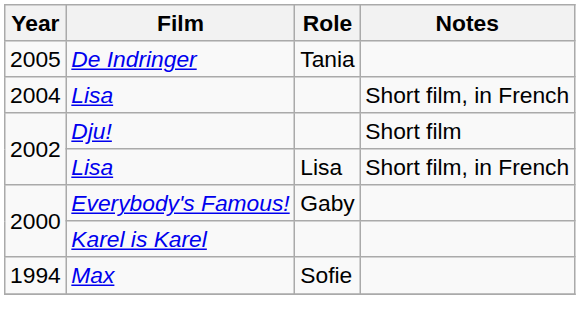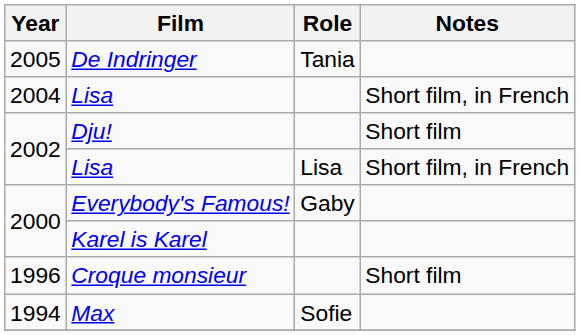+ row: (35, 276)
